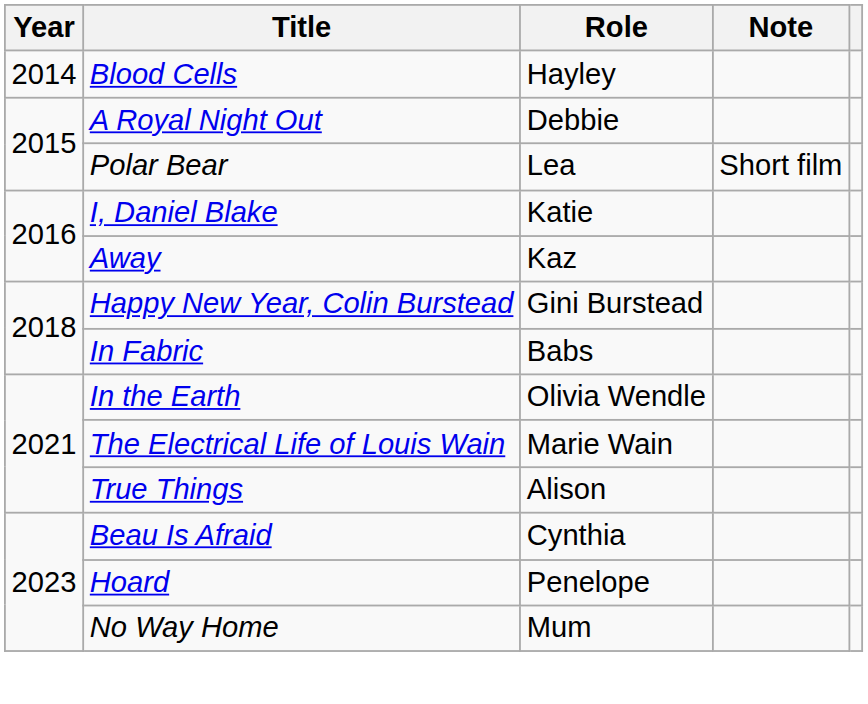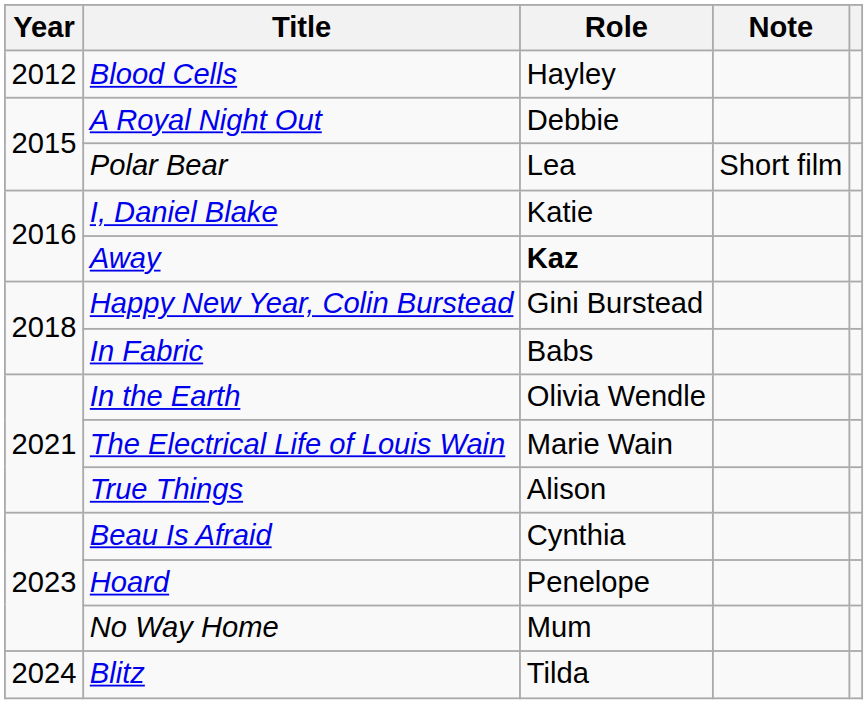(44, 73) 2014 -> (44, 73) 2012
(552, 258) normal -> (553, 258) bold
+ row: (117, 674)
